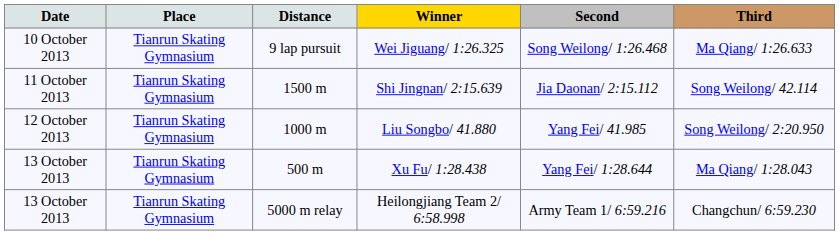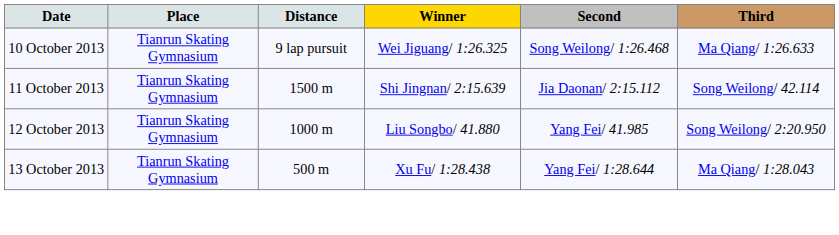- row: (439, 209)
